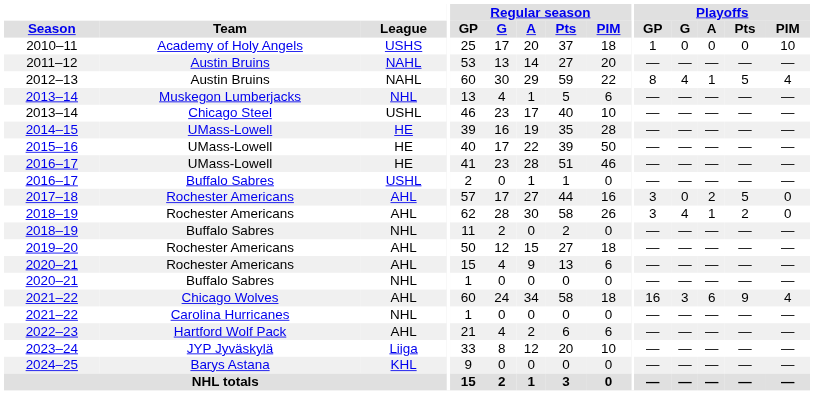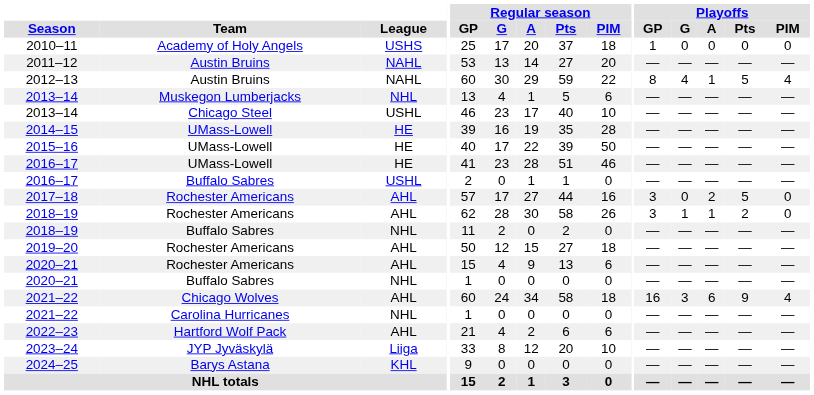(788, 46) 10 -> (788, 46) 0
(685, 214) 4 -> (685, 214) 1
